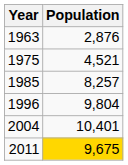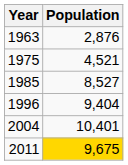(102, 82) 8,257 -> (102, 82) 8,527
(102, 104) 9,804 -> (102, 104) 9,404
